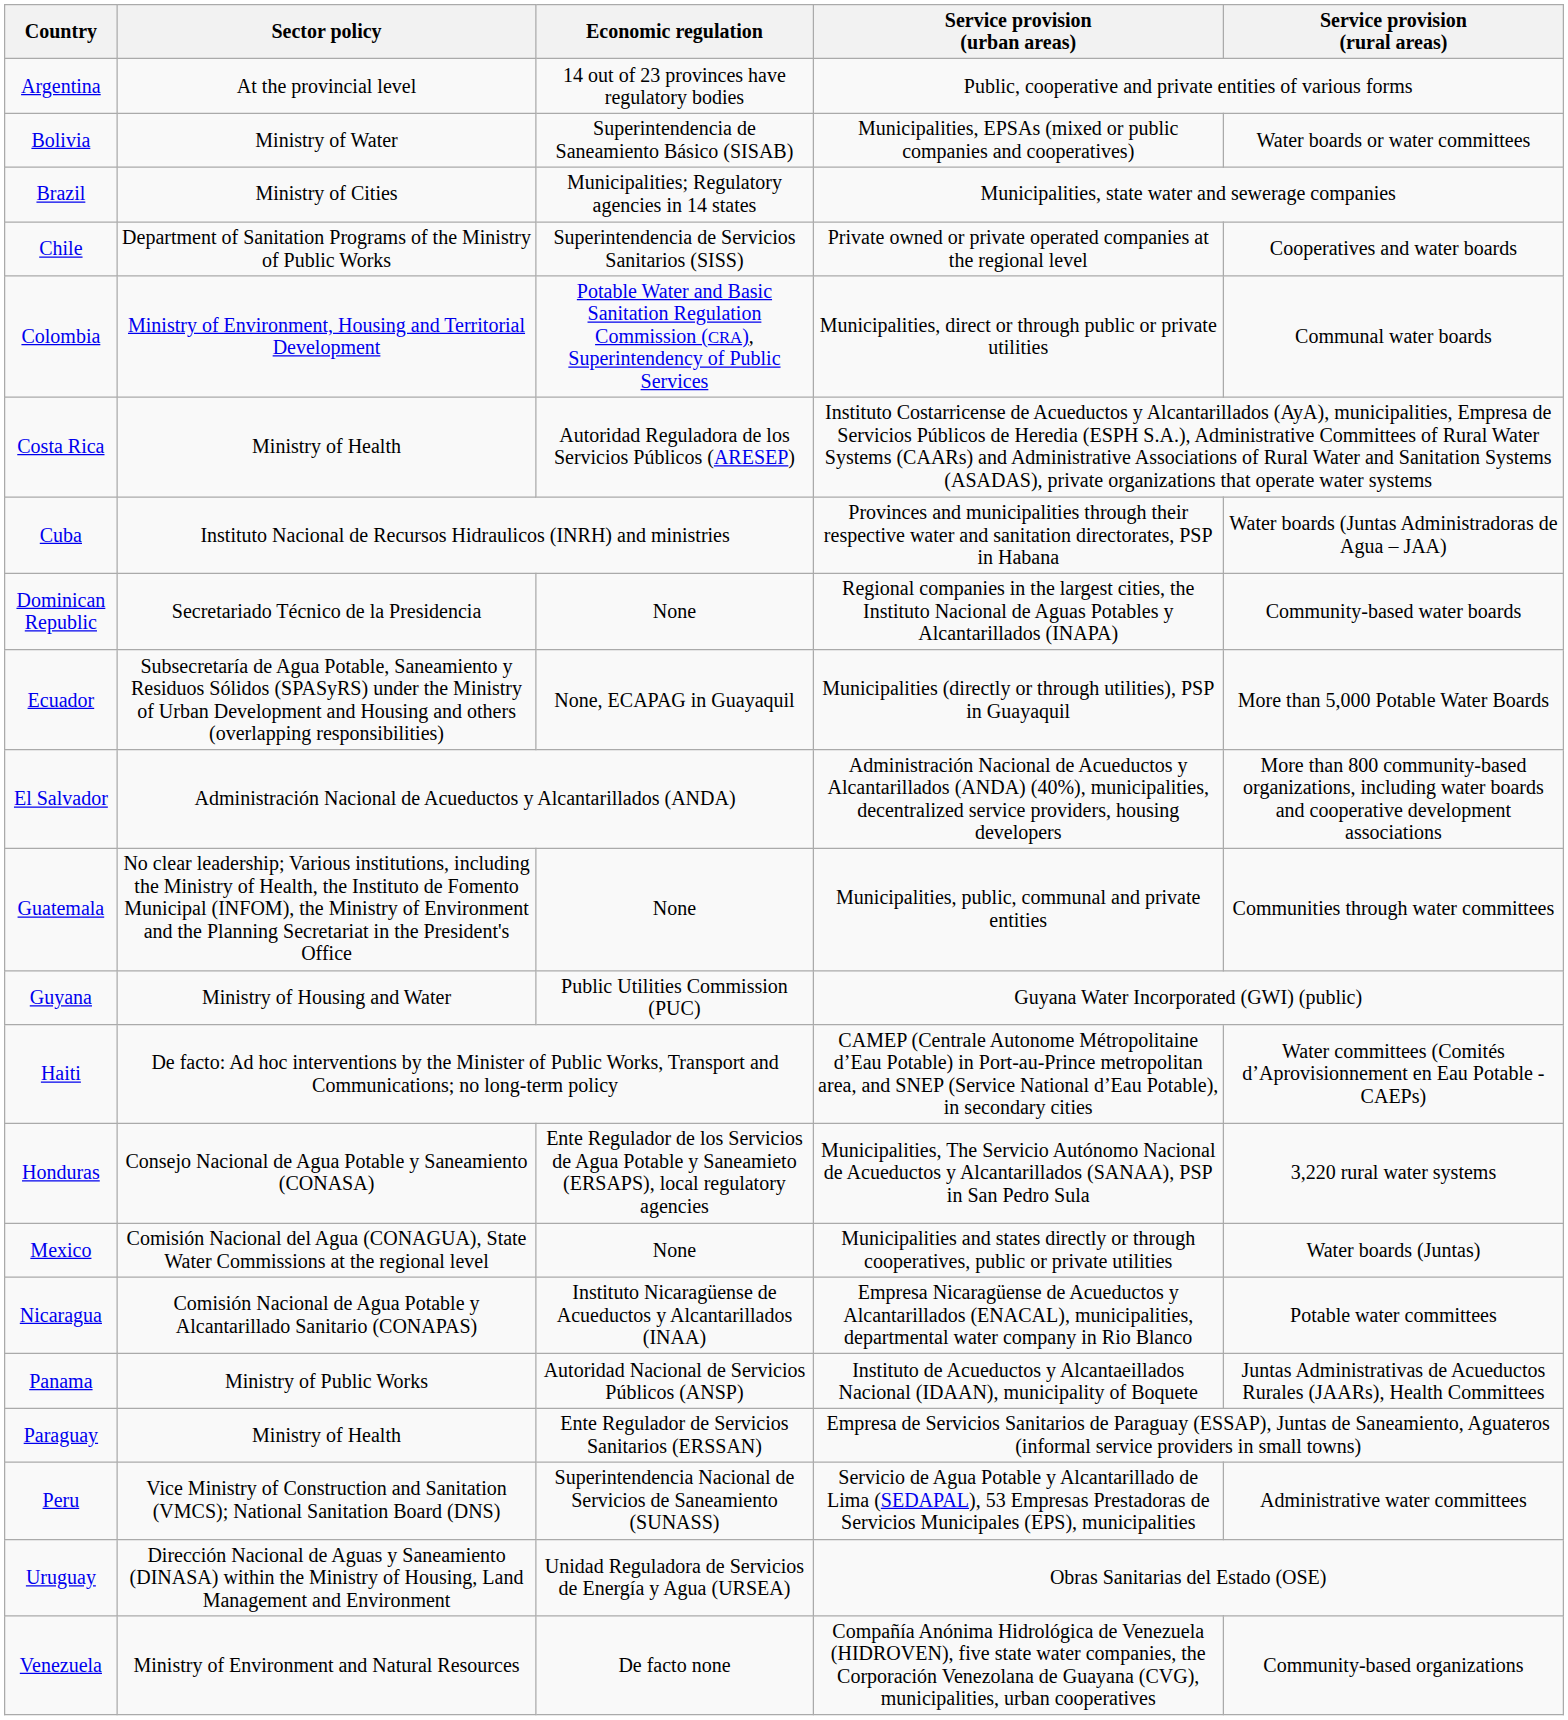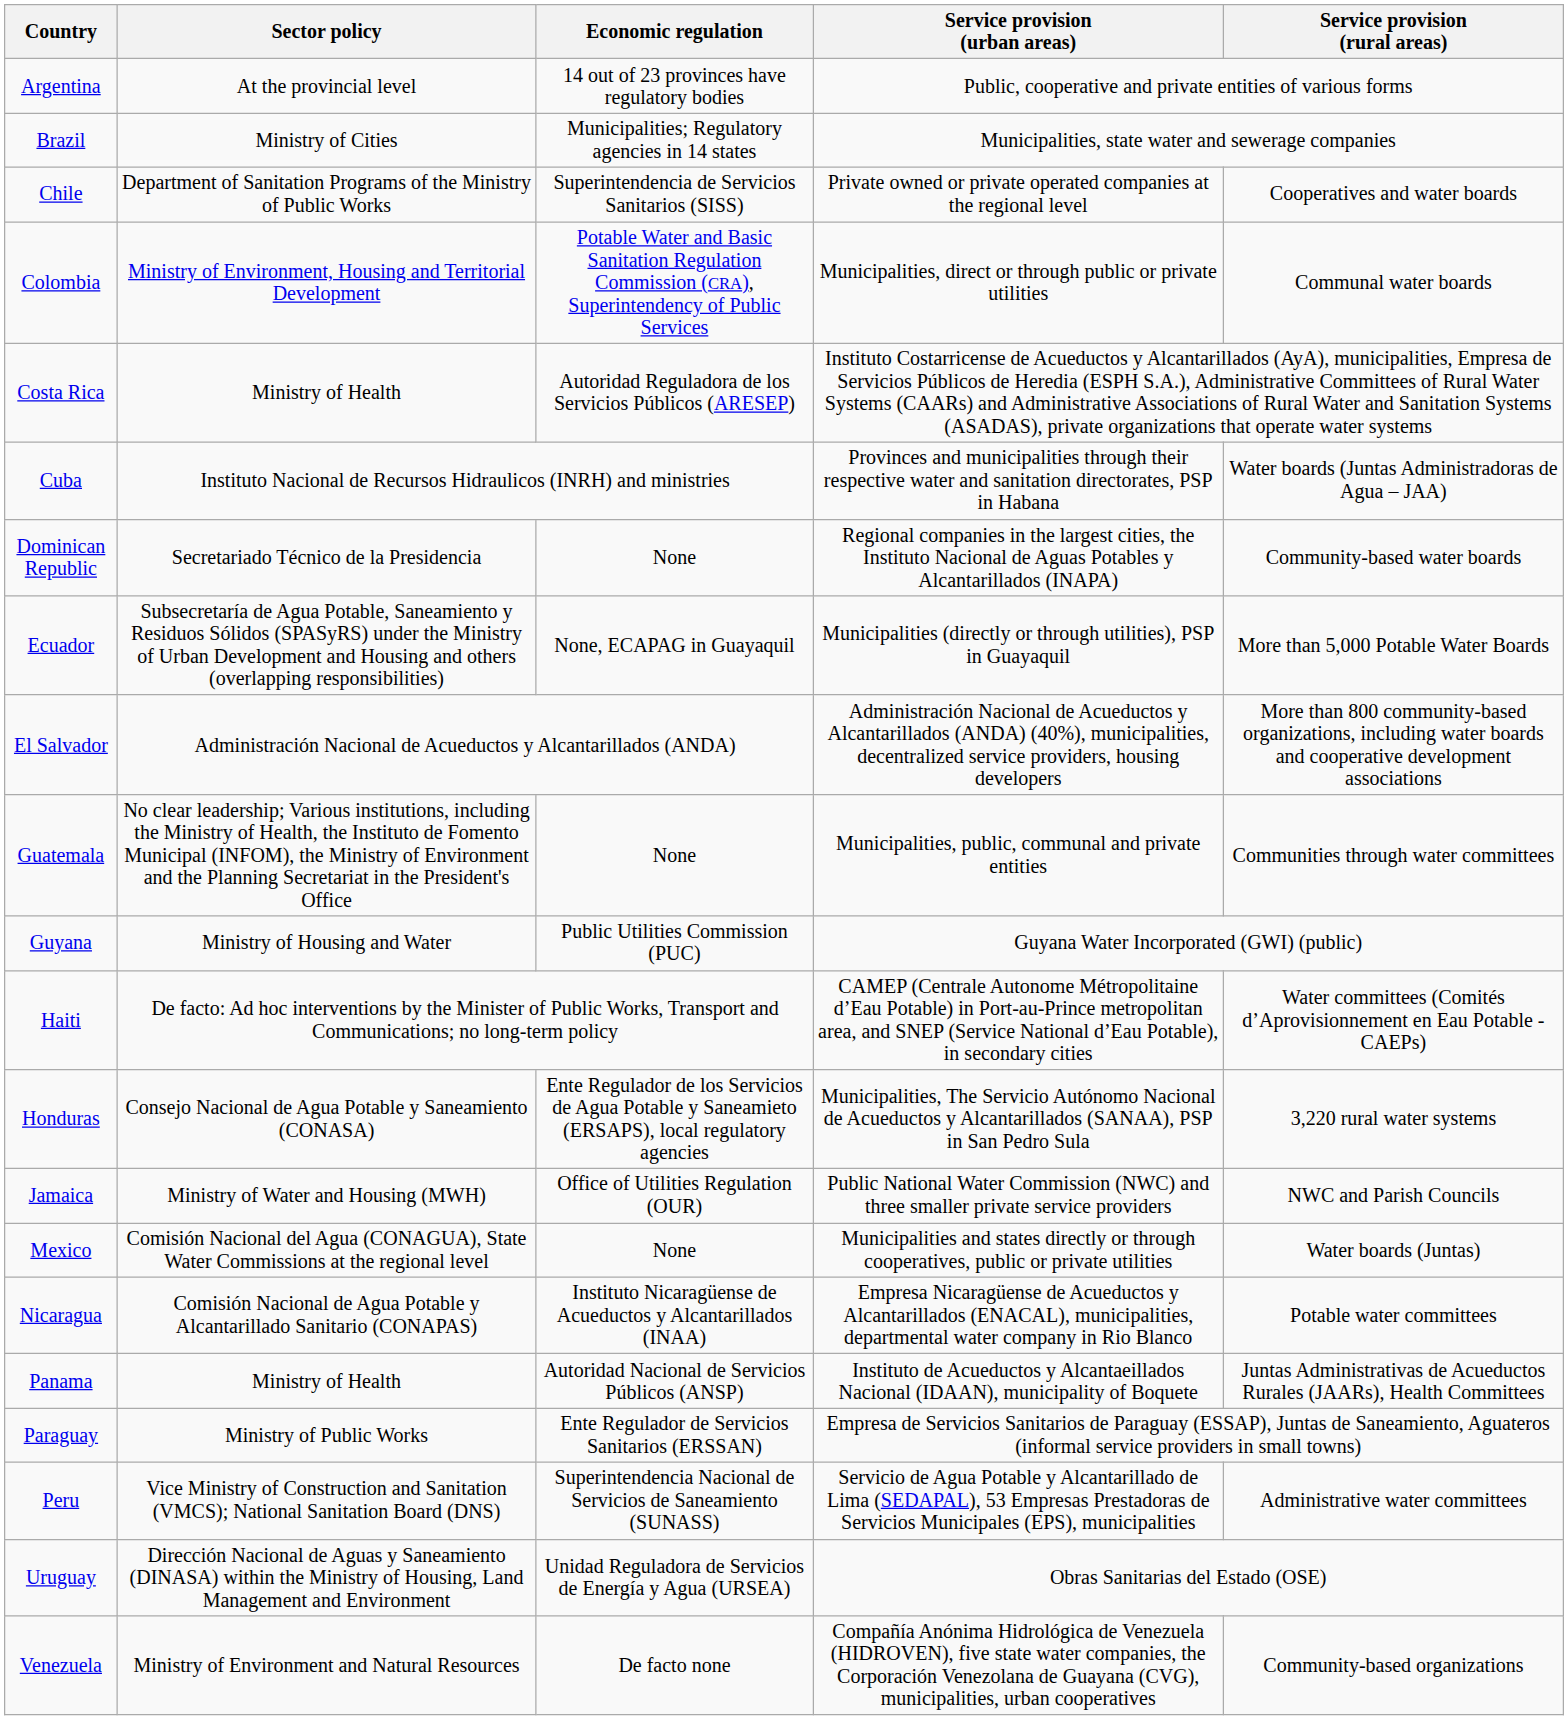- row: (61, 140)
+ row: (61, 1195)
(327, 1380) Ministry of Public Works -> (327, 1380) Ministry of Health
(327, 1435) Ministry of Health -> (327, 1435) Ministry of Public Works
